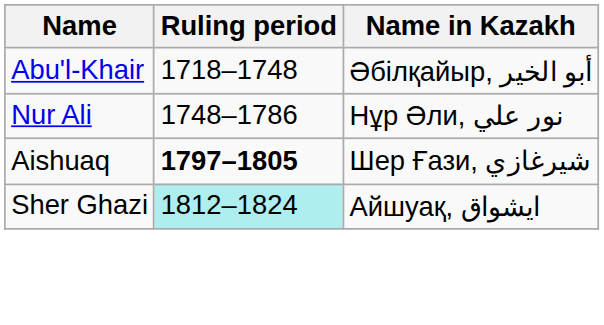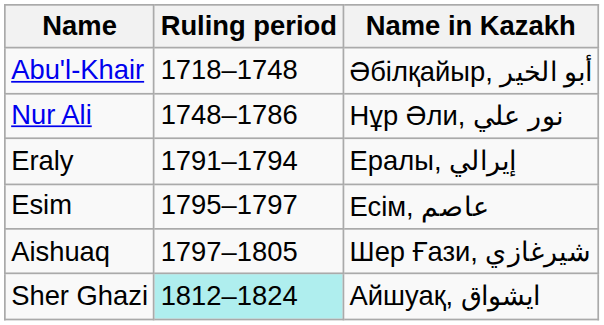+ row: (42, 160)
+ row: (42, 205)
(229, 160) bold -> (229, 250) normal
